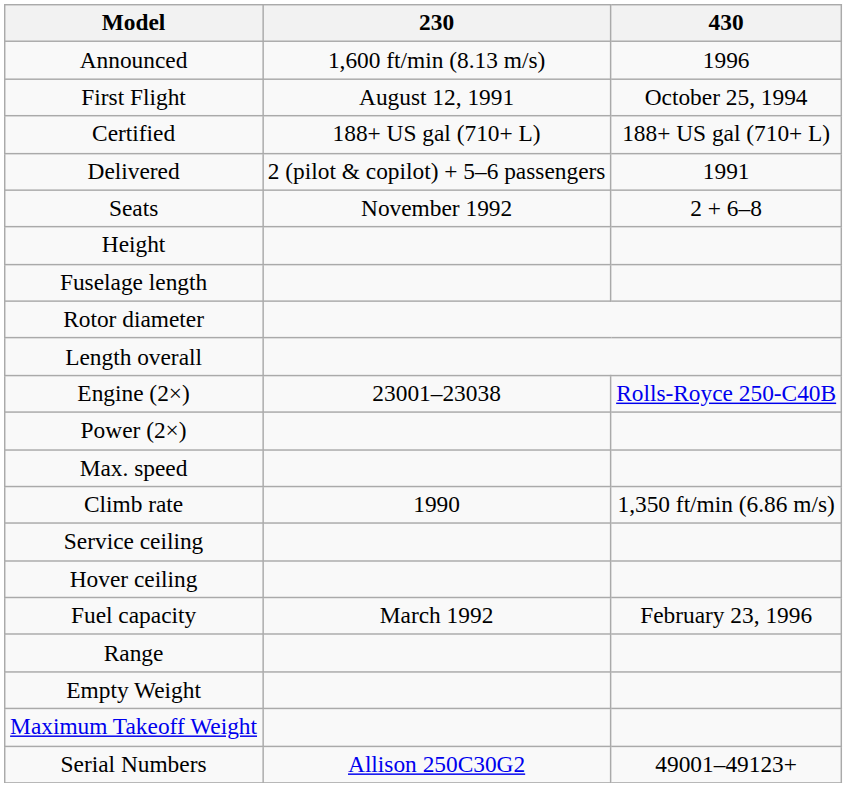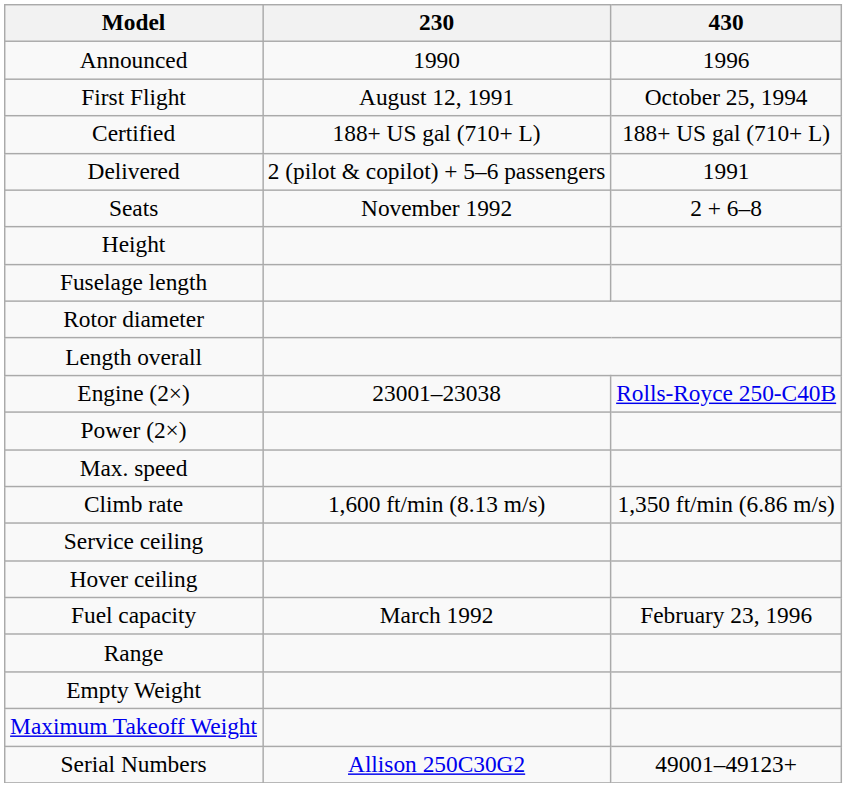(437, 60) 1,600 ft/min (8.13 m/s) -> (437, 60) 1990
(437, 504) 1990 -> (437, 504) 1,600 ft/min (8.13 m/s)
